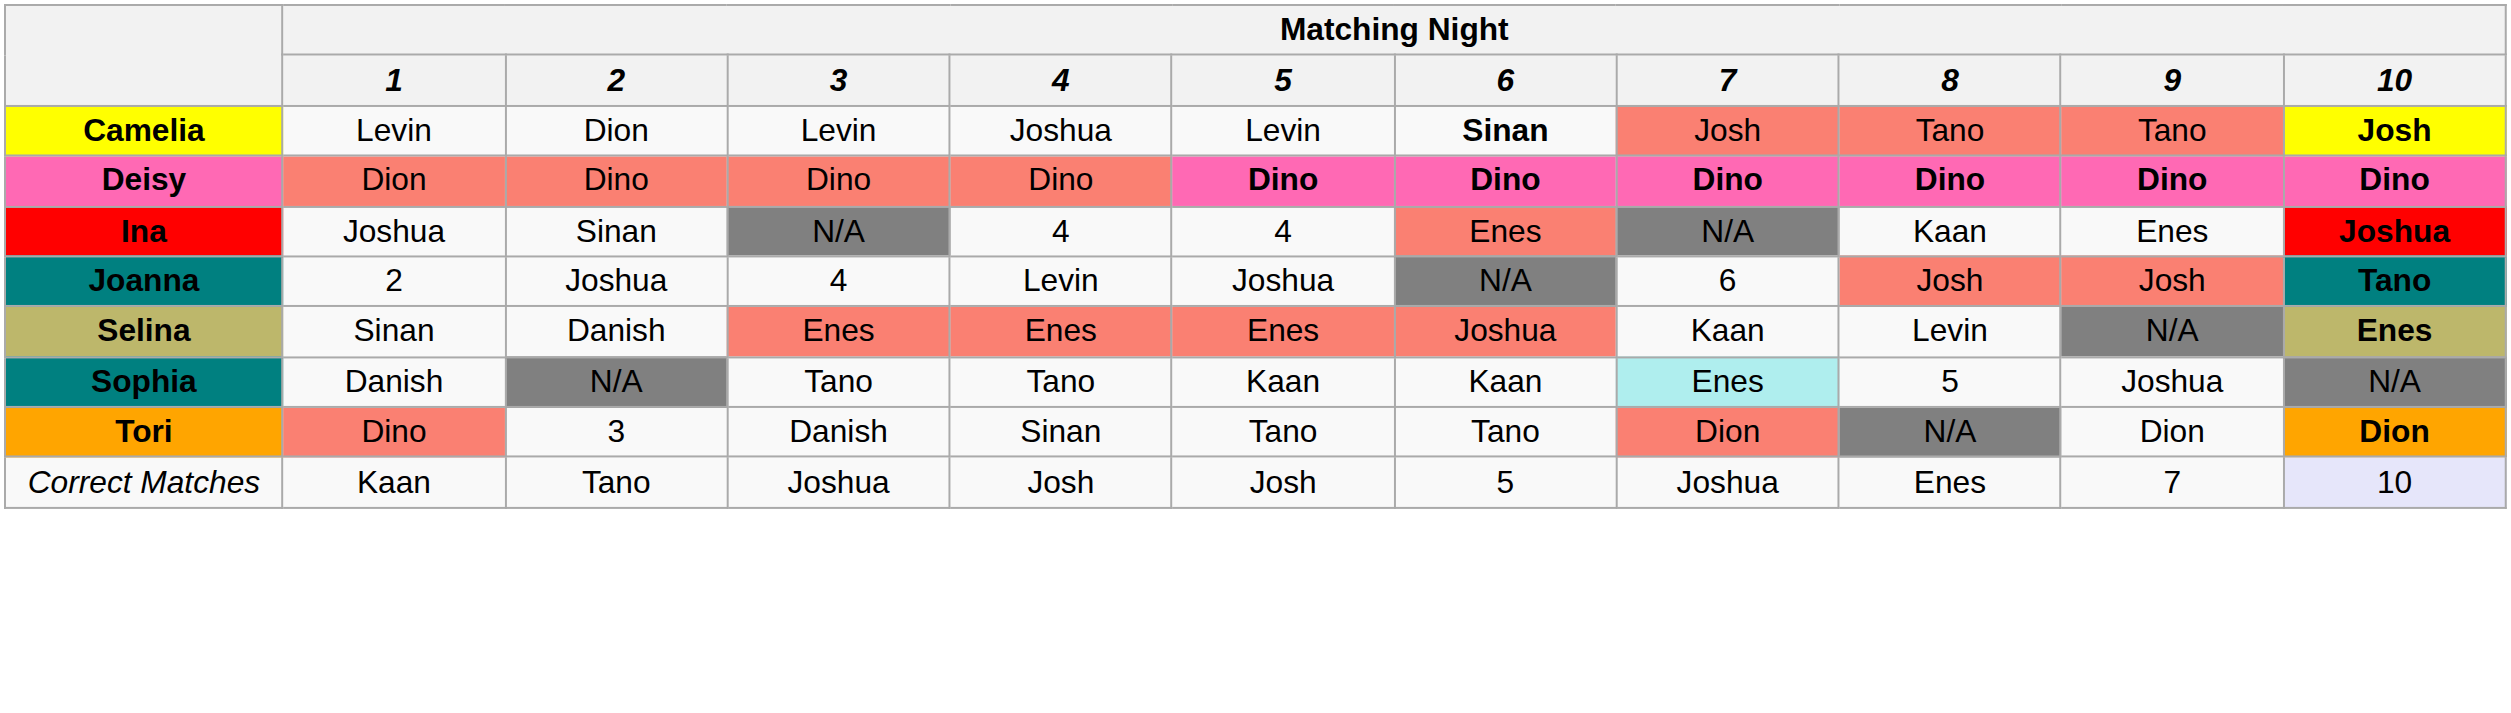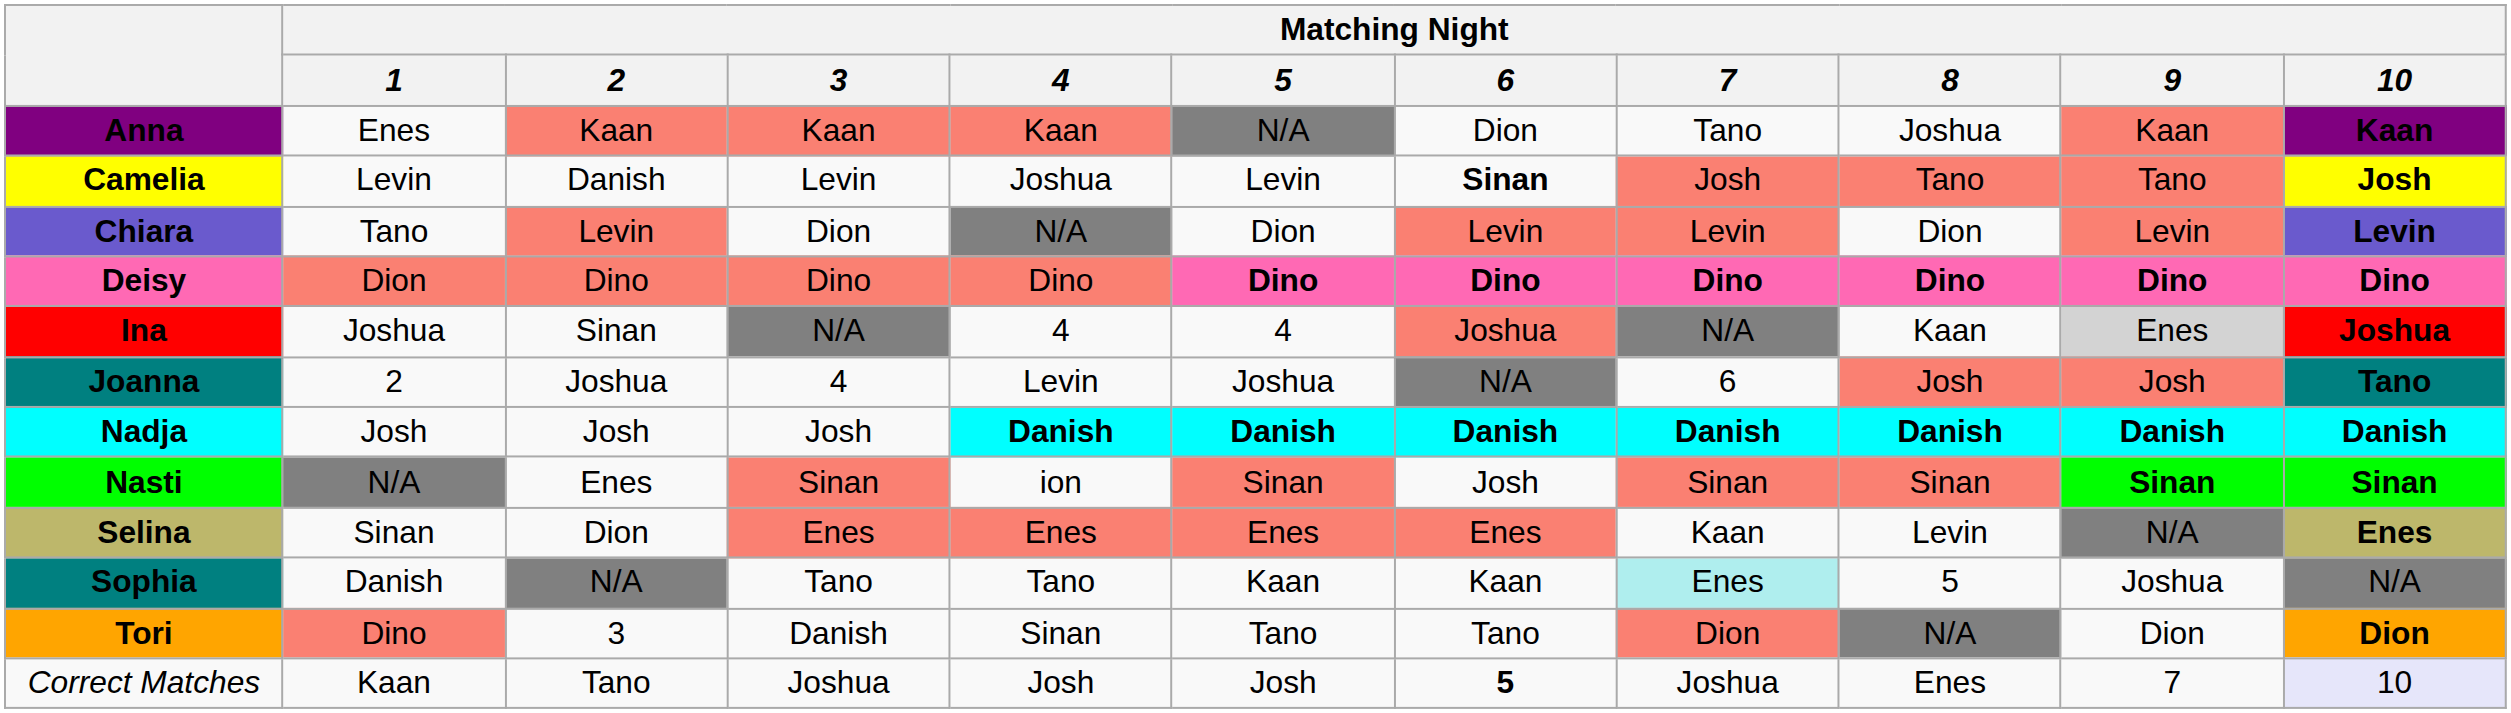+ row: (144, 130)
(616, 130) Dion -> (616, 180) Danish
+ row: (144, 230)
(1505, 230) Enes -> (1505, 331) Joshua
(2172, 230) no background -> (2172, 331) lightgrey background
+ row: (144, 431)
+ row: (144, 481)
(616, 331) Danish -> (616, 532) Dion
(1505, 331) Joshua -> (1505, 532) Enes
(1505, 481) normal -> (1505, 682) bold
